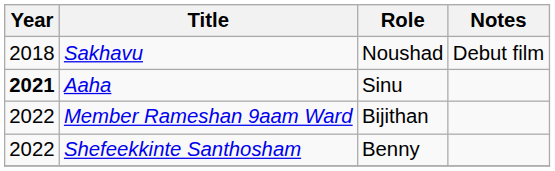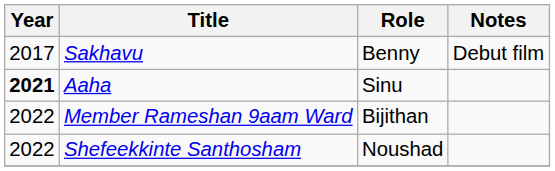(32, 52) 2018 -> (32, 52) 2017
(403, 52) Noushad -> (391, 52) Benny
(391, 149) Benny -> (403, 149) Noushad
